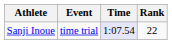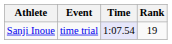(152, 30) 22 -> (152, 30) 19
